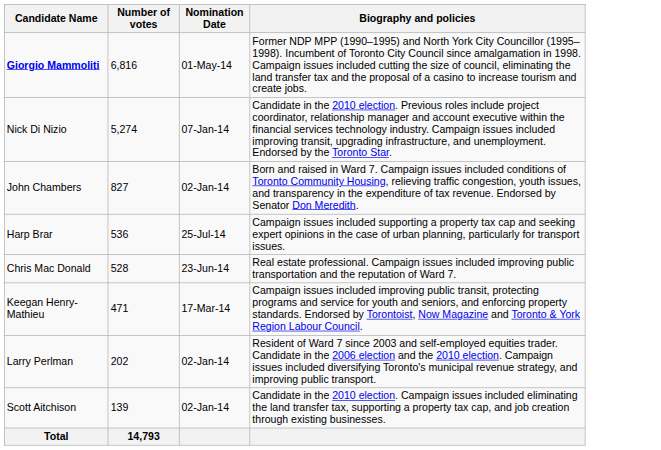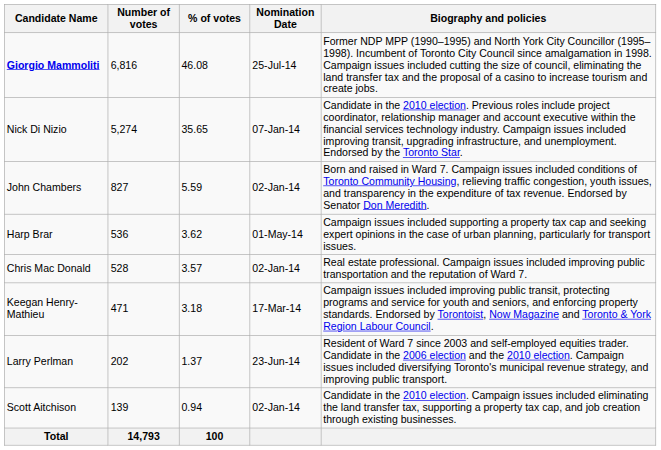+ column: (214, 18)
(207, 65) 01-May-14 -> (274, 65) 25-Jul-14
(204, 234) 25-Jul-14 -> (278, 234) 01-May-14
(205, 268) 23-Jun-14 -> (276, 268) 02-Jan-14
(205, 361) 02-Jan-14 -> (276, 361) 23-Jun-14
